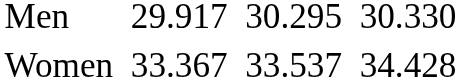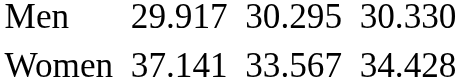(179, 65) 33.367 -> (179, 65) 37.141
(294, 65) 33.537 -> (294, 65) 33.567
